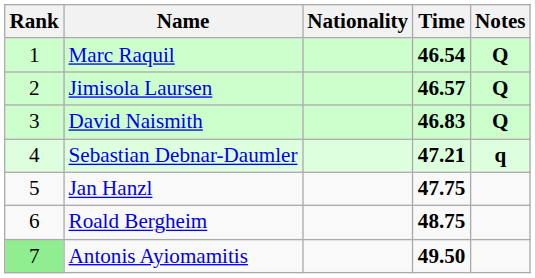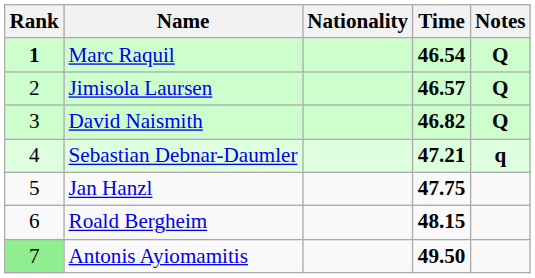(34, 54) normal -> (34, 54) bold
(442, 121) 46.83 -> (442, 121) 46.82
(442, 222) 48.75 -> (442, 222) 48.15
